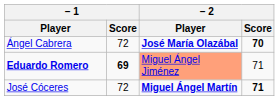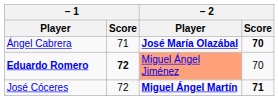(123, 44) 72 -> (123, 44) 71
(123, 66) 69 -> (123, 66) 72
(258, 66) 71 -> (258, 66) 70
